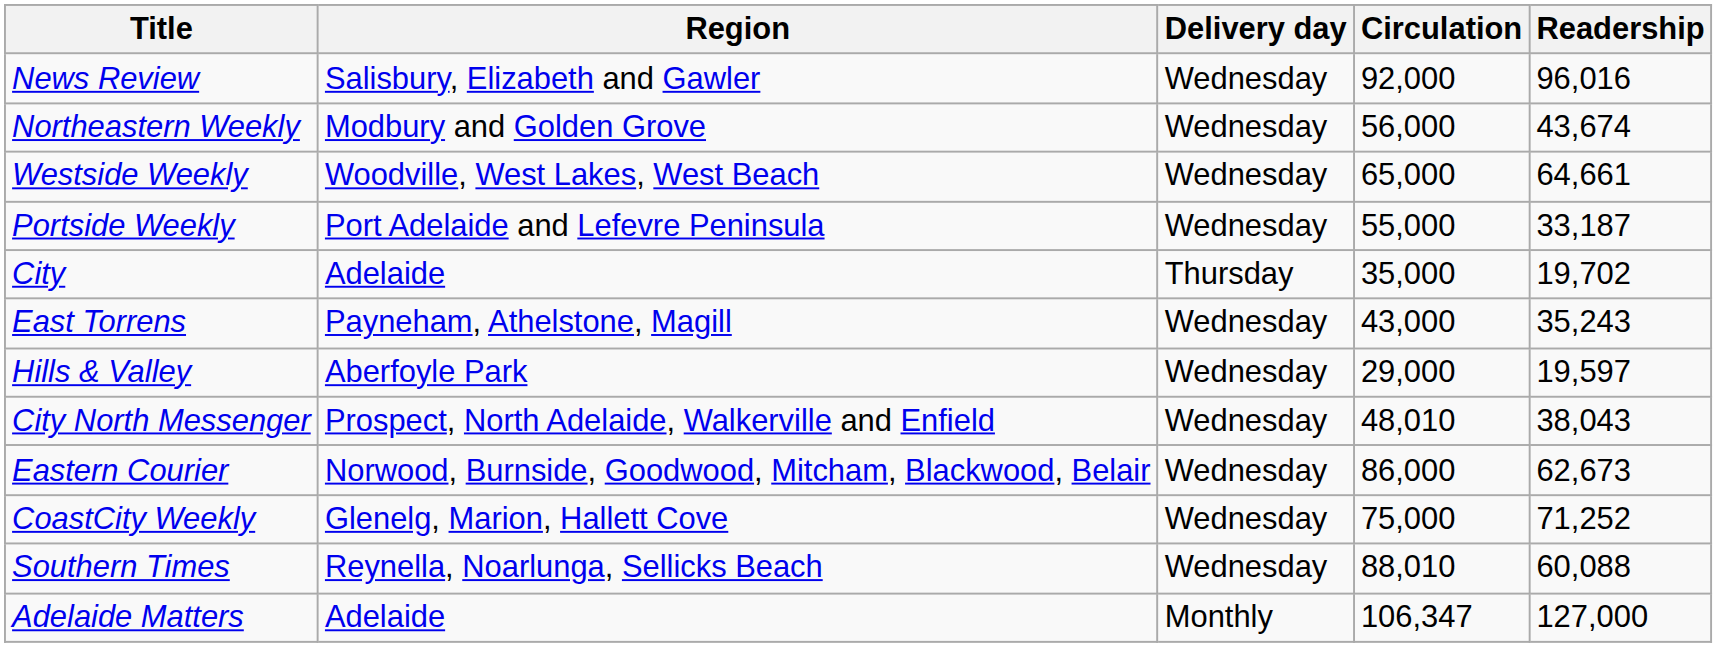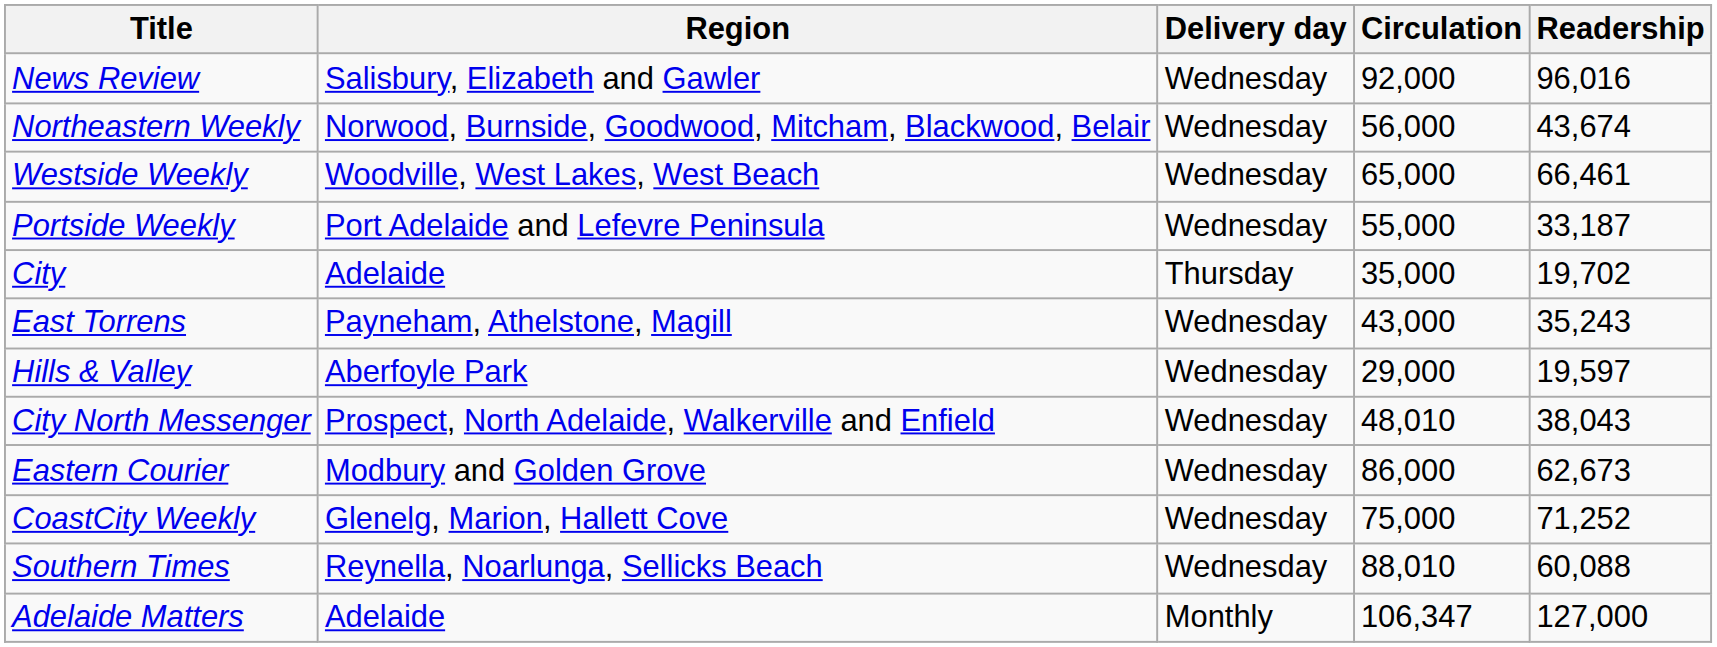(515, 126) Modbury and Golden Grove -> (738, 126) Norwood, Burnside, Goodwood, Mitcham, Blackwood, Belair
(1584, 175) 64,661 -> (1584, 175) 66,461
(738, 469) Norwood, Burnside, Goodwood, Mitcham, Blackwood, Belair -> (515, 469) Modbury and Golden Grove
